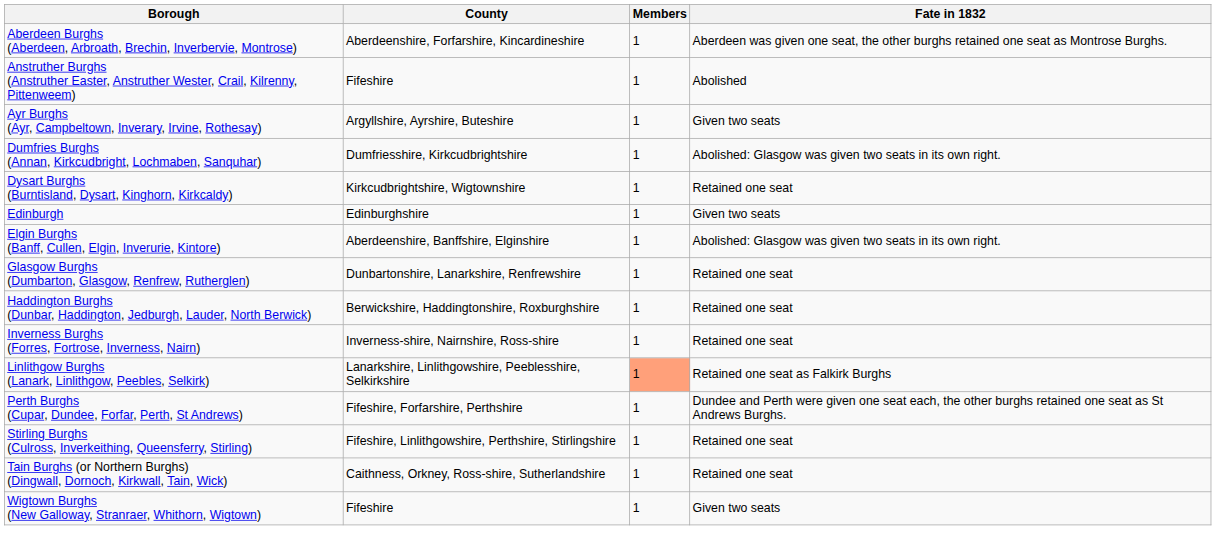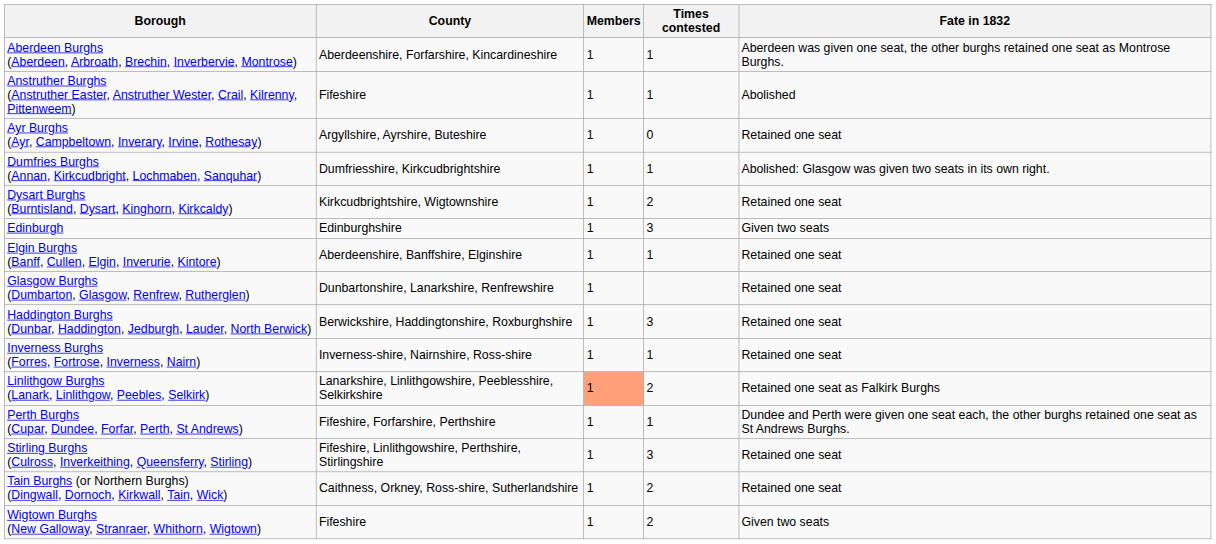+ column: (691, 21)
(736, 121) Given two seats -> (791, 135) Retained one seat
(847, 241) Abolished: Glasgow was given two seats in its own right. -> (791, 254) Retained one seat
